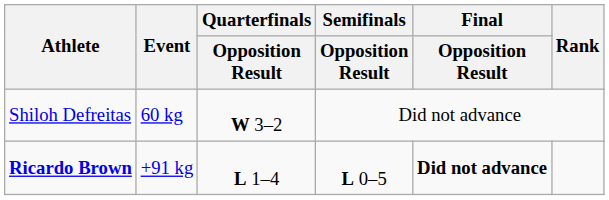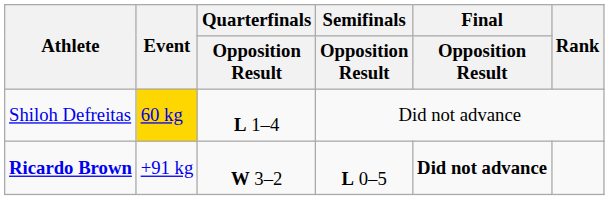(162, 115) no background -> (162, 115) gold background
(257, 126) W 3–2 -> (257, 126) L 1–4
(257, 179) L 1–4 -> (257, 179) W 3–2
